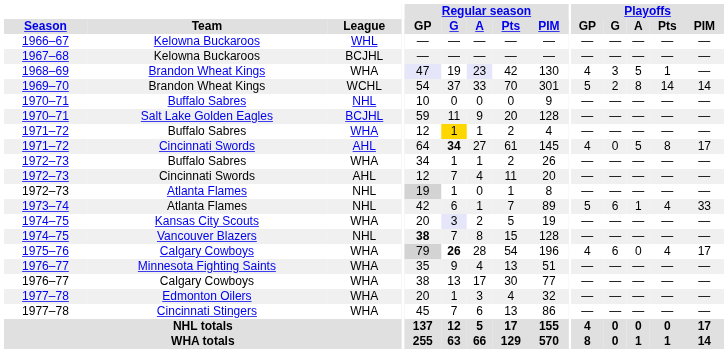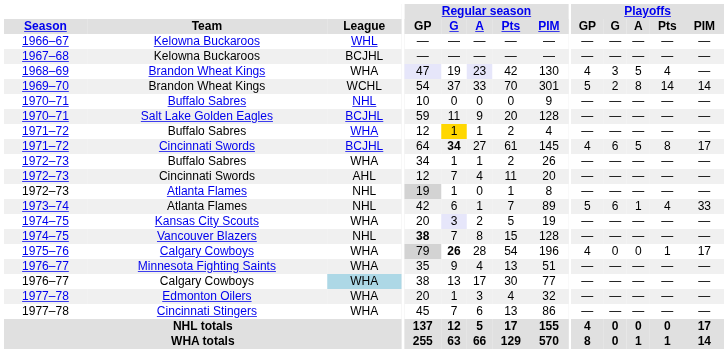(667, 71) 1 -> (667, 71) 4
(364, 146) AHL -> (364, 146) BCJHL
(615, 146) 0 -> (615, 146) 6
(615, 251) 6 -> (615, 251) 0
(667, 251) 4 -> (667, 251) 1
(364, 281) no background -> (364, 281) lightblue background
